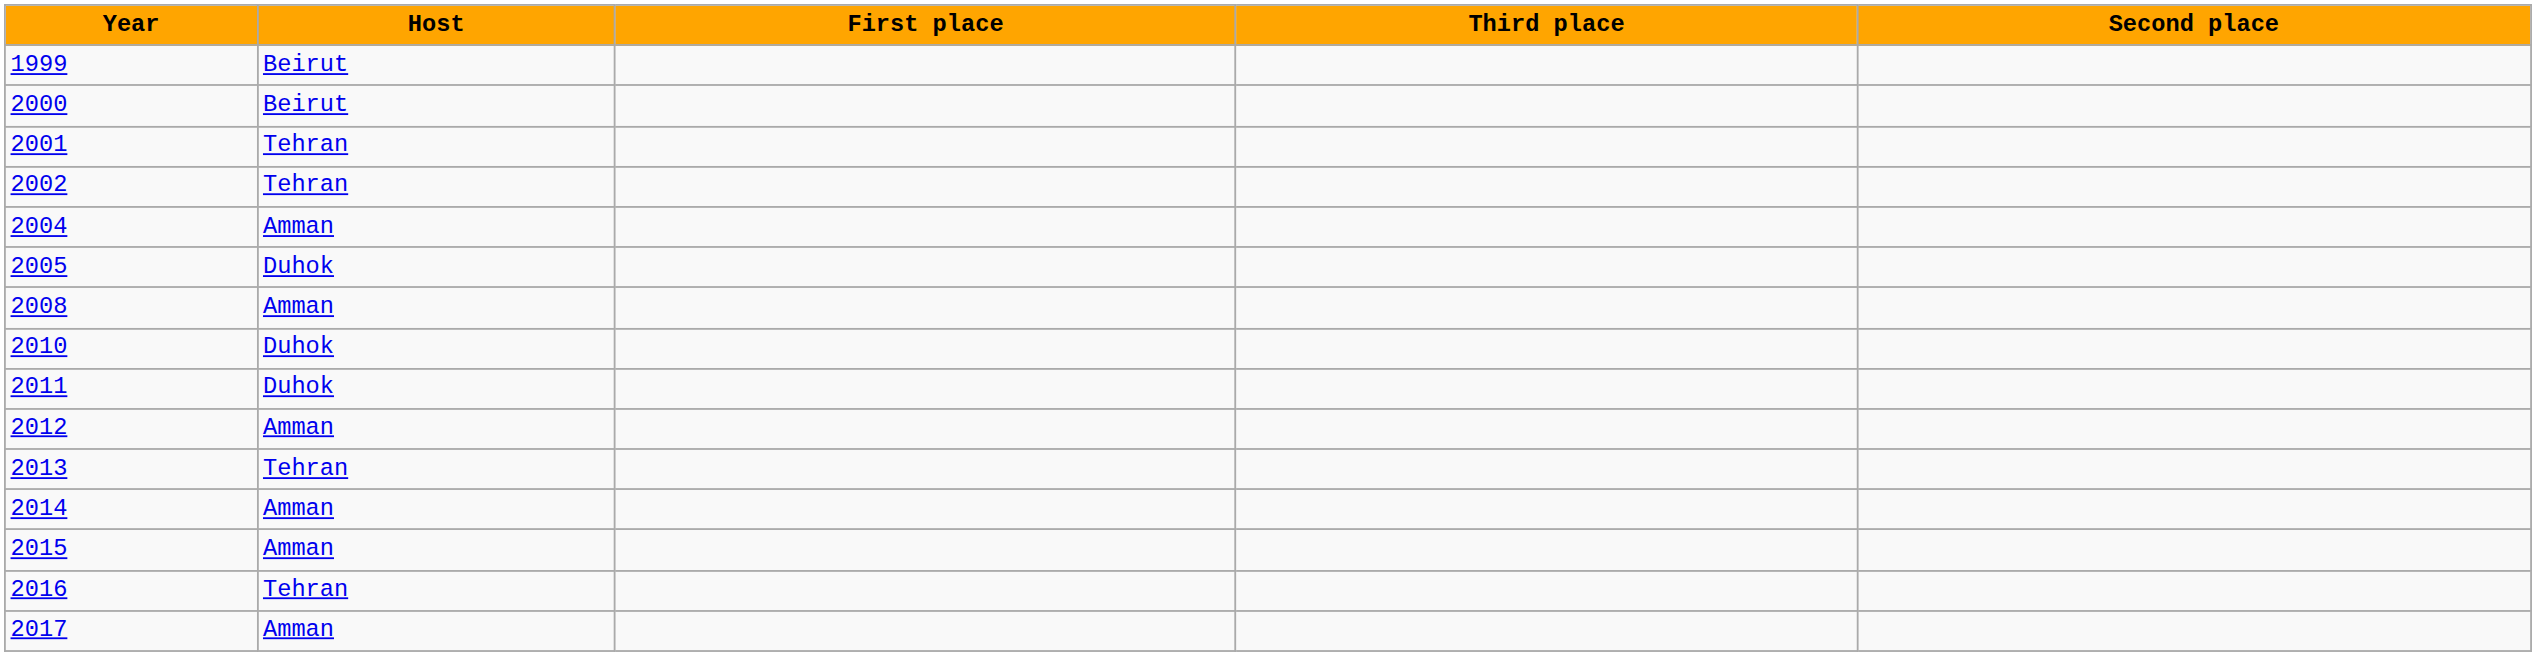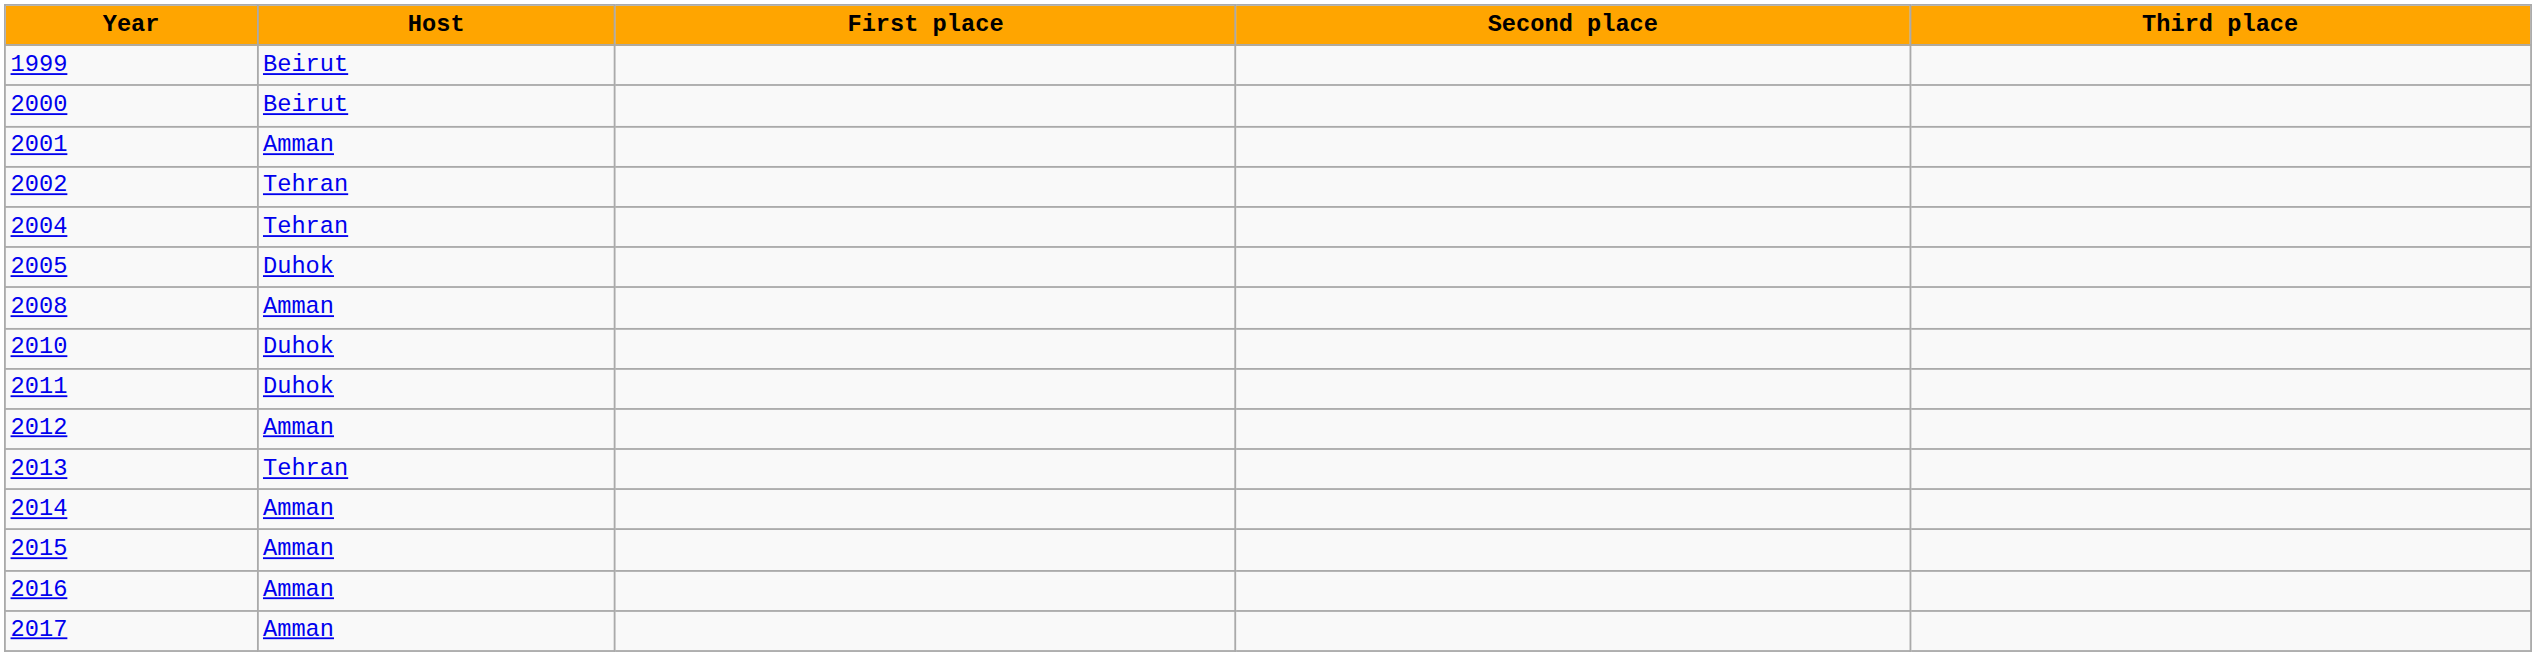columns swapped: (2194, 24) <-> (1547, 24)
(306, 145) Tehran -> (298, 145) Amman
(298, 226) Amman -> (306, 226) Tehran
(306, 590) Tehran -> (298, 590) Amman
